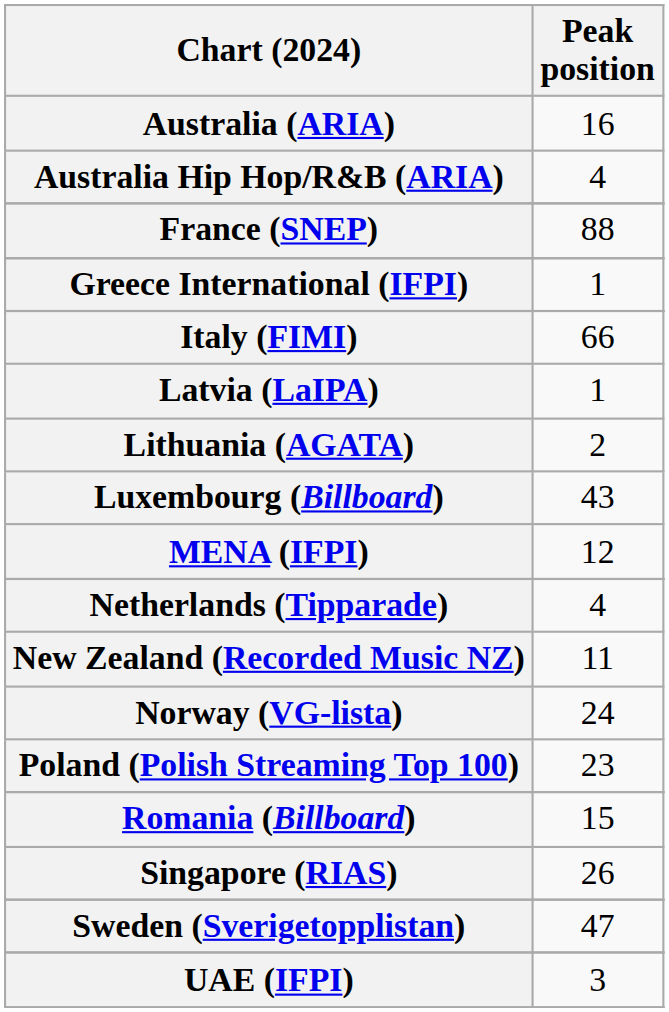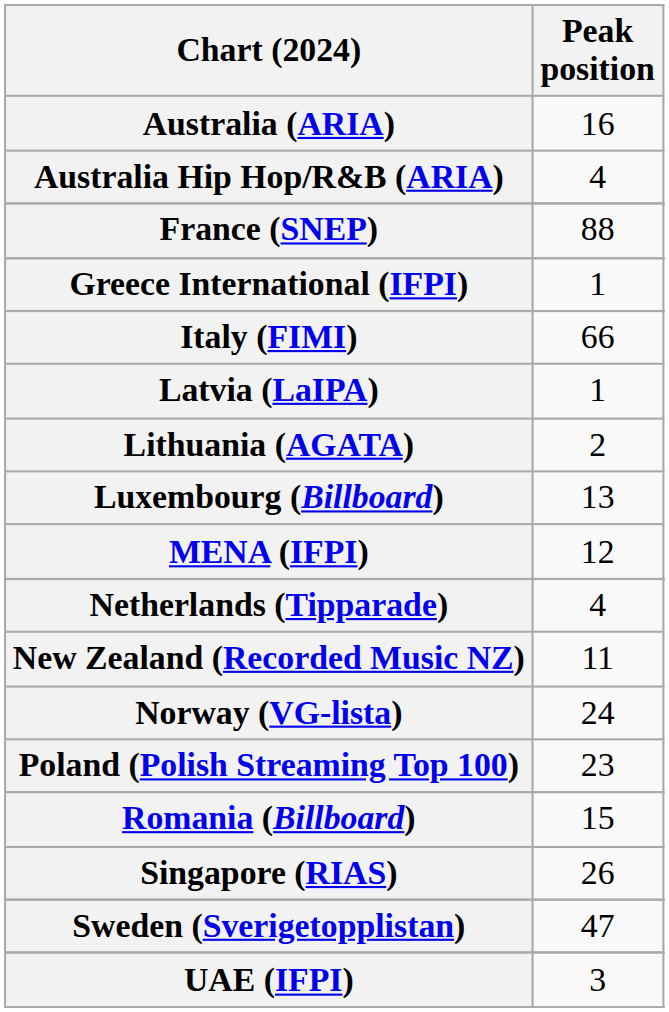(598, 497) 43 -> (598, 497) 13
